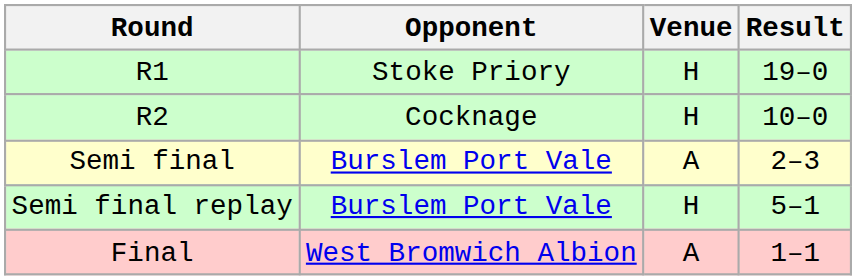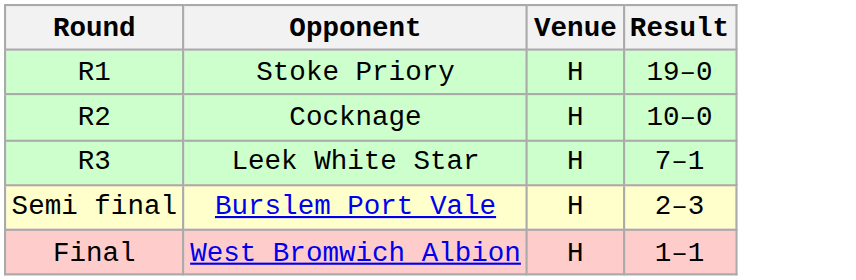+ row: (94, 162)
(691, 162) A -> (575, 207) H
- row: (152, 207)
(691, 252) A -> (575, 252) H
